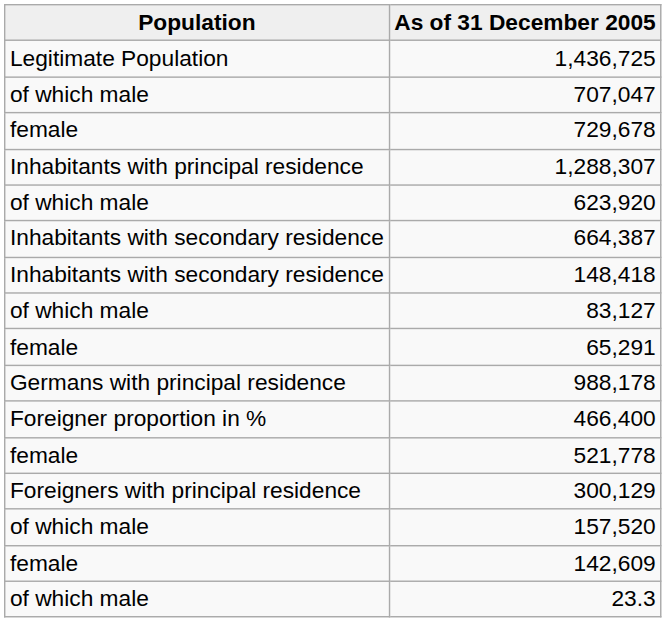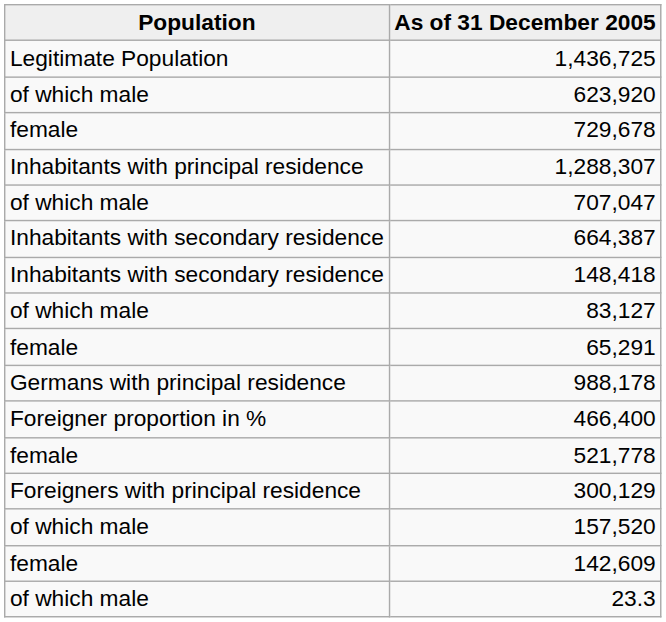rows swapped: (615, 94) <-> (615, 202)
